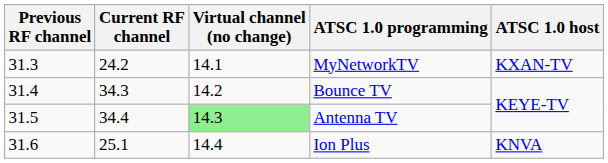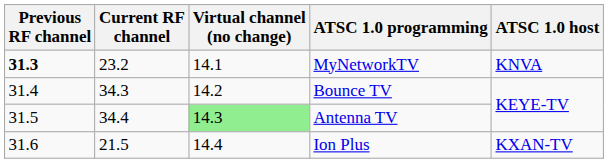(23, 63) normal -> (23, 63) bold
(114, 63) 24.2 -> (114, 63) 23.2
(534, 63) KXAN-TV -> (519, 63) KNVA
(114, 144) 25.1 -> (114, 144) 21.5
(519, 144) KNVA -> (534, 144) KXAN-TV
